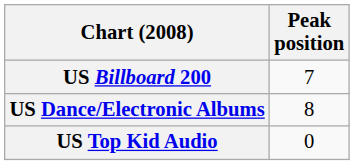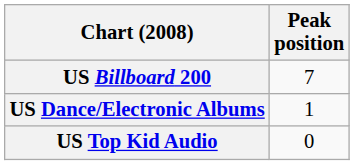(309, 109) 8 -> (309, 109) 1
